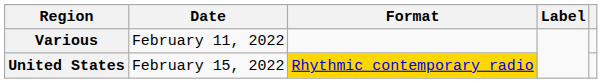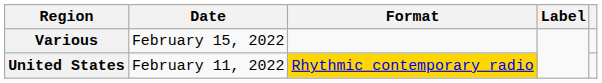(208, 41) February 11, 2022 -> (208, 41) February 15, 2022
(208, 65) February 15, 2022 -> (208, 65) February 11, 2022
